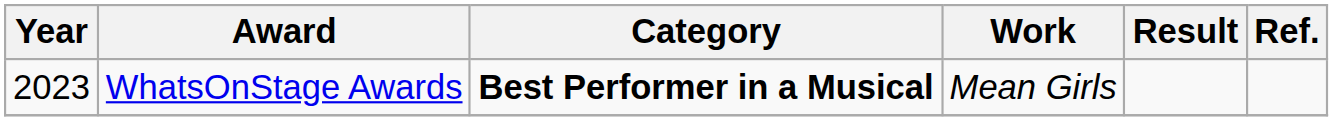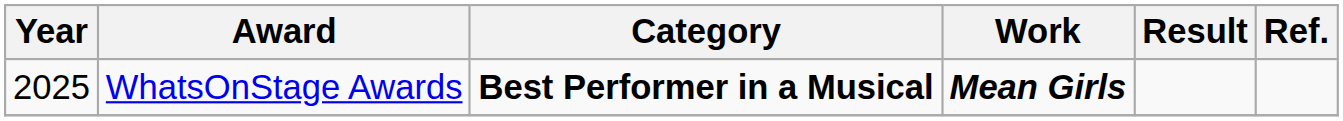(51, 86) 2023 -> (51, 86) 2025
(1033, 86) normal -> (1038, 86) bold
